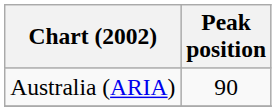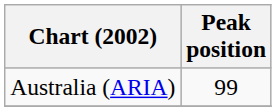(226, 86) 90 -> (226, 86) 99
